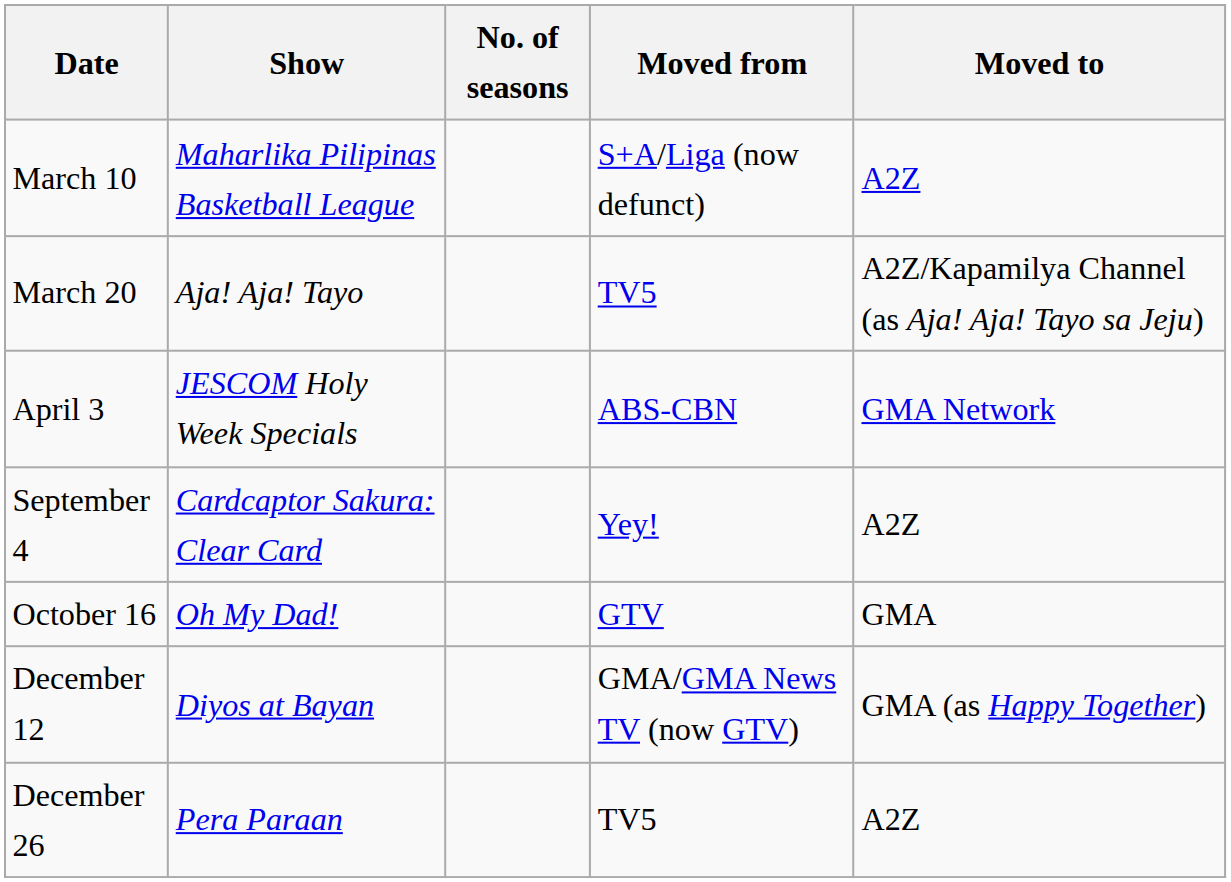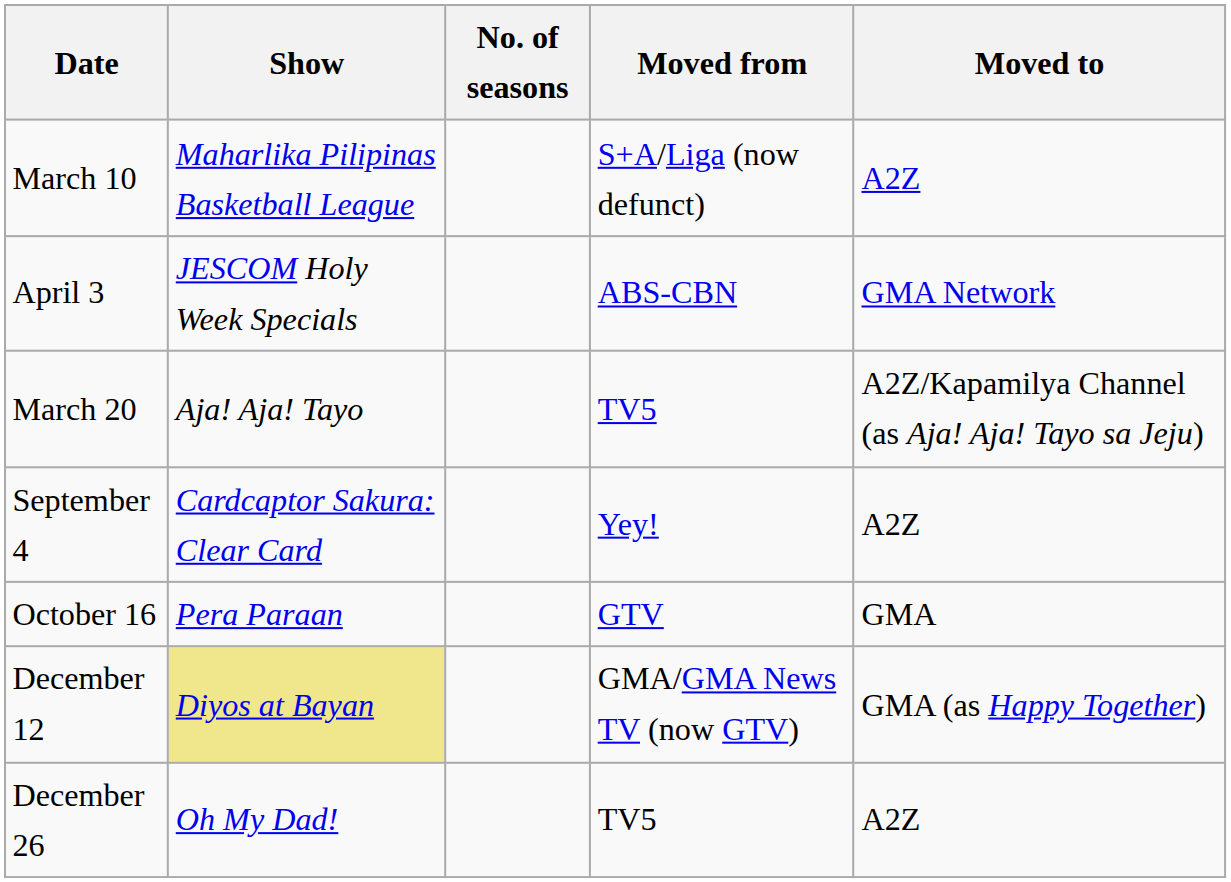rows swapped: (74, 293) <-> (58, 409)
(257, 614) Oh My Dad! -> (259, 614) Pera Paraan
(275, 704) no background -> (275, 704) khaki background
(259, 820) Pera Paraan -> (257, 820) Oh My Dad!
